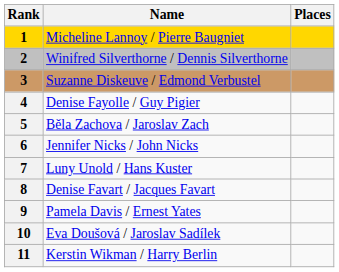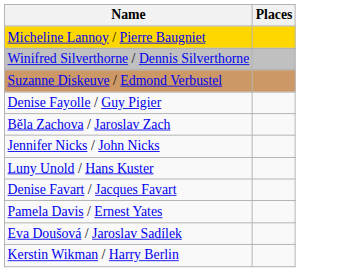- column: (24, 15)
